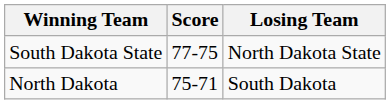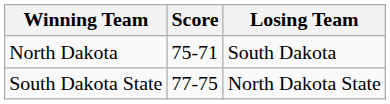rows swapped: (63, 83) <-> (86, 51)
